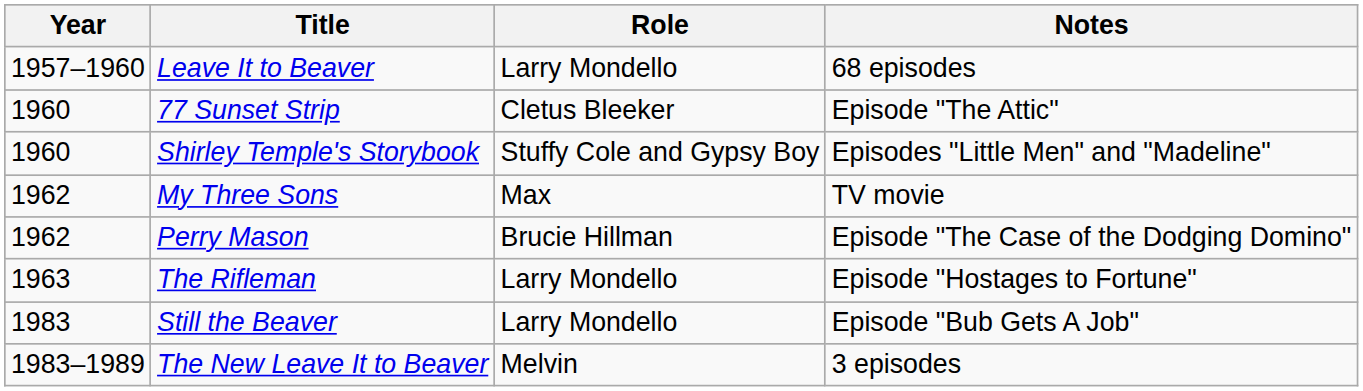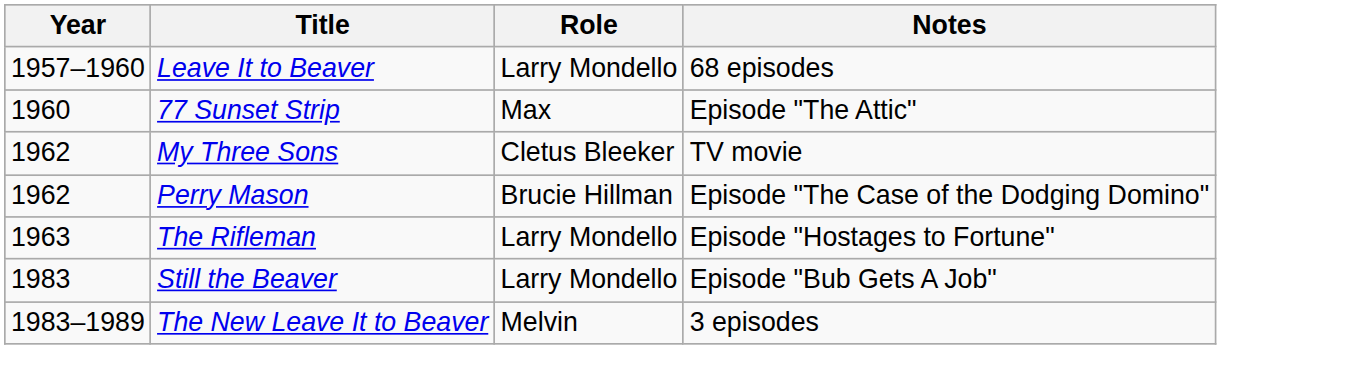(587, 110) Cletus Bleeker -> (526, 110) Max
- row: (318, 152)
(526, 195) Max -> (587, 152) Cletus Bleeker
